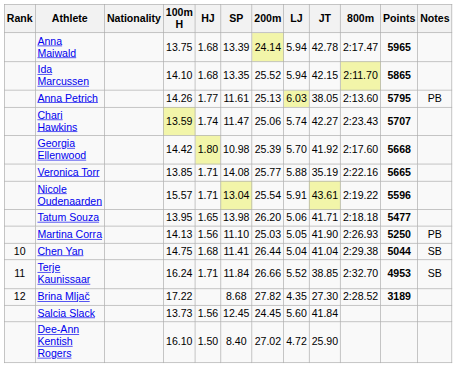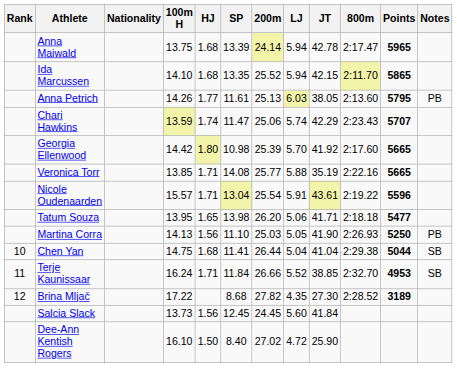(325, 121) 42.27 -> (325, 121) 42.29
(399, 150) 5668 -> (399, 150) 5665
